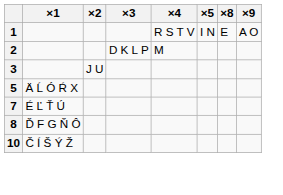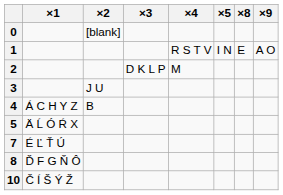+ row: (14, 32)
+ row: (14, 106)
